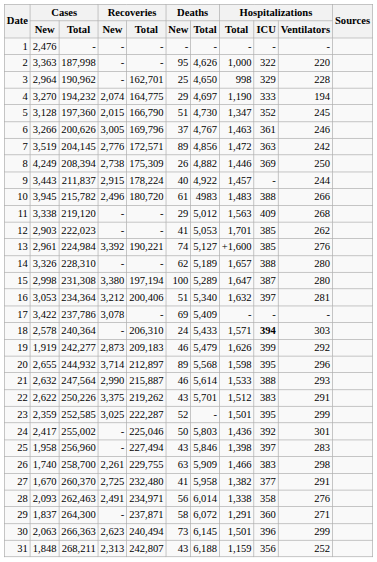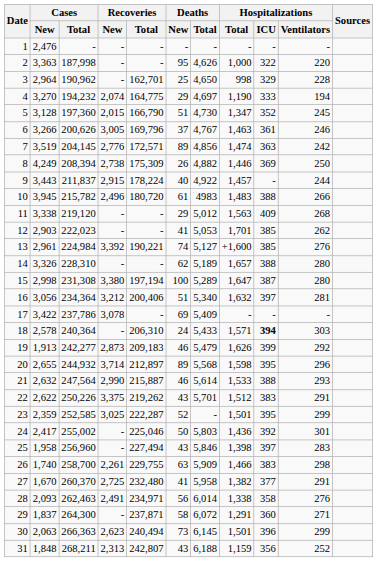(240, 146) 1,472 -> (240, 146) 1,474
(45, 297) 3,053 -> (45, 297) 3,056
(45, 347) 1,919 -> (45, 347) 1,913
